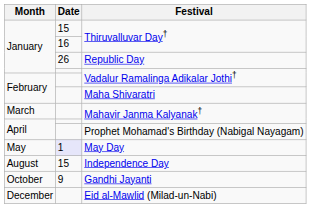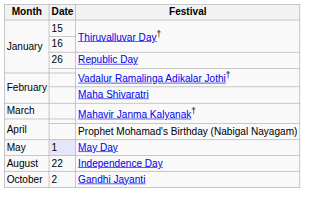(63, 163) 15 -> (57, 163) 22
(61, 179) 9 -> (54, 179) 2
- row: (30, 195)
